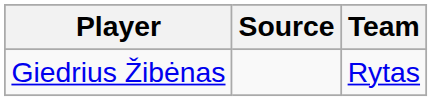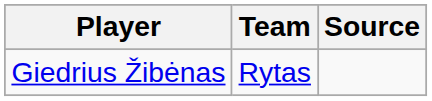columns swapped: (384, 26) <-> (287, 26)
